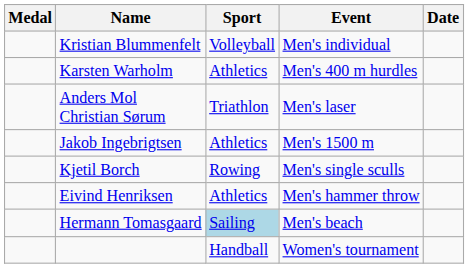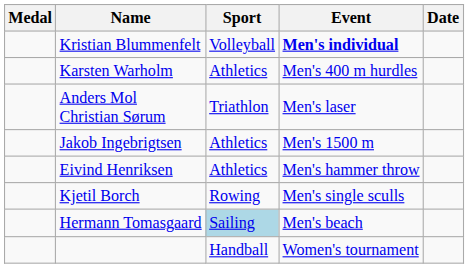(337, 44) normal -> (340, 44) bold
rows swapped: (100, 169) <-> (116, 196)
